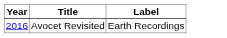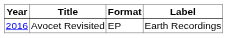+ column: (125, 11)
